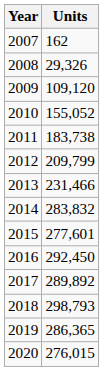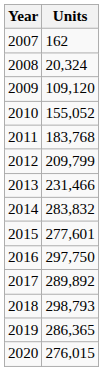(66, 64) 29,326 -> (66, 64) 20,324
(70, 137) 183,738 -> (70, 137) 183,768
(70, 257) 292,450 -> (70, 257) 297,750
